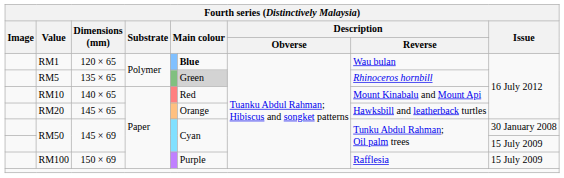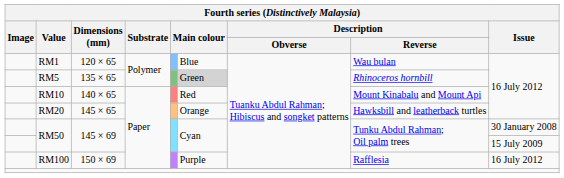(189, 61) bold -> (189, 61) normal
(517, 160) 15 July 2009 -> (517, 160) 16 July 2012
